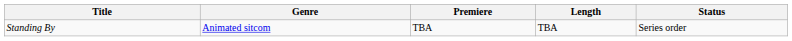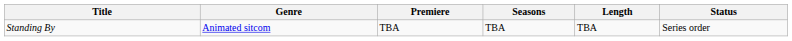+ column: (529, 12)
